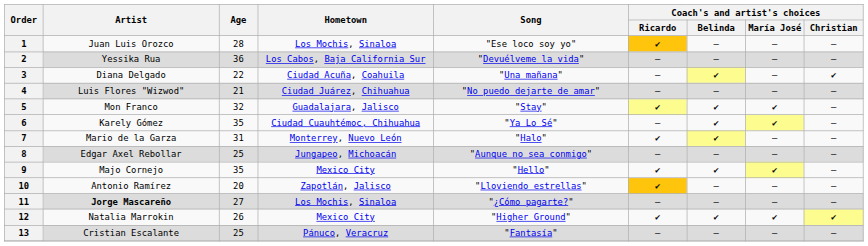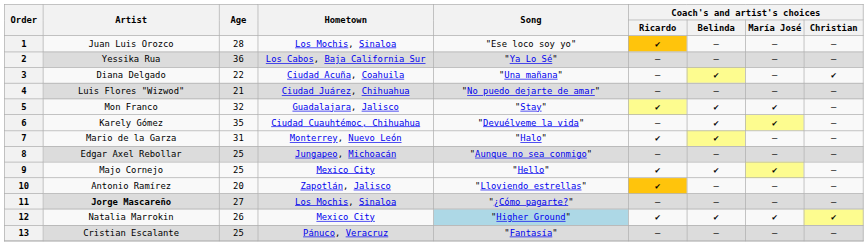(531, 60) "Devuélveme la vida" -> (531, 60) "Ya Lo Sé"
(531, 123) "Ya Lo Sé" -> (531, 123) "Devuélveme la vida"
(238, 170) 35 -> (238, 170) 25
(531, 217) no background -> (531, 217) lightblue background
